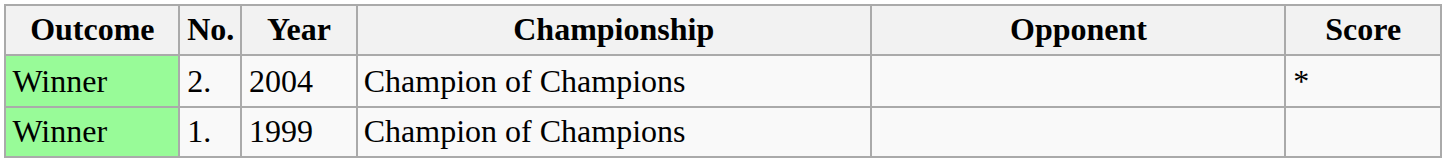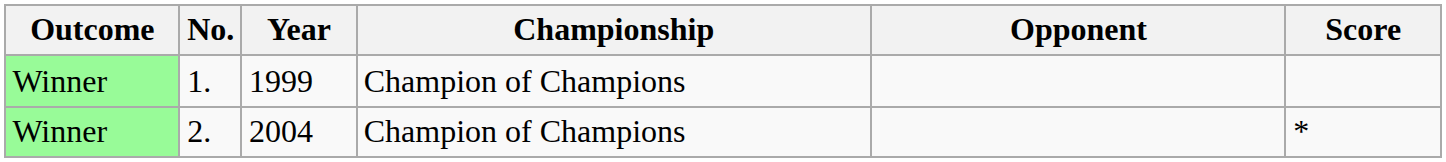rows swapped: (199, 131) <-> (199, 80)
